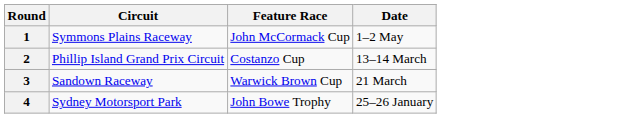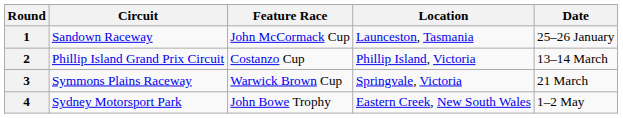+ column: (443, 14)
(122, 36) Symmons Plains Raceway -> (102, 36) Sandown Raceway
(380, 36) 1–2 May -> (576, 36) 25–26 January
(102, 80) Sandown Raceway -> (122, 80) Symmons Plains Raceway
(395, 102) 25–26 January -> (561, 102) 1–2 May
